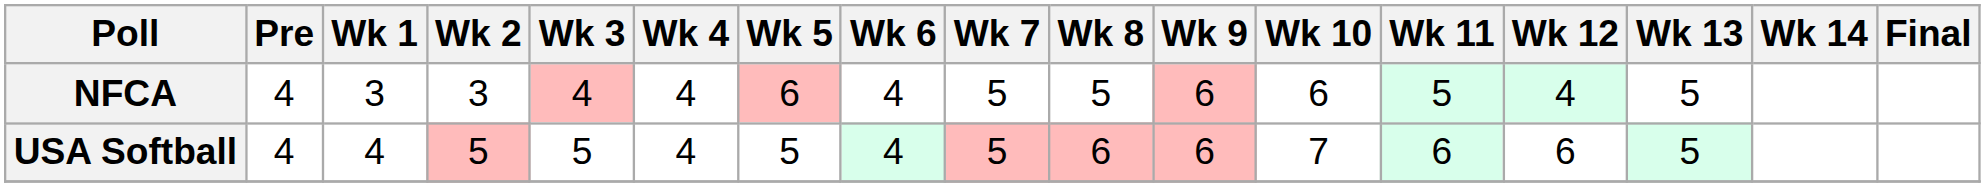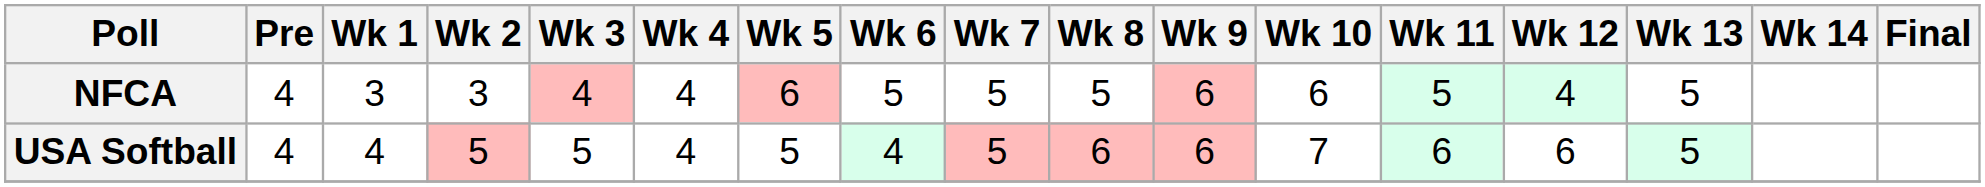(893, 92) 4 -> (893, 92) 5
